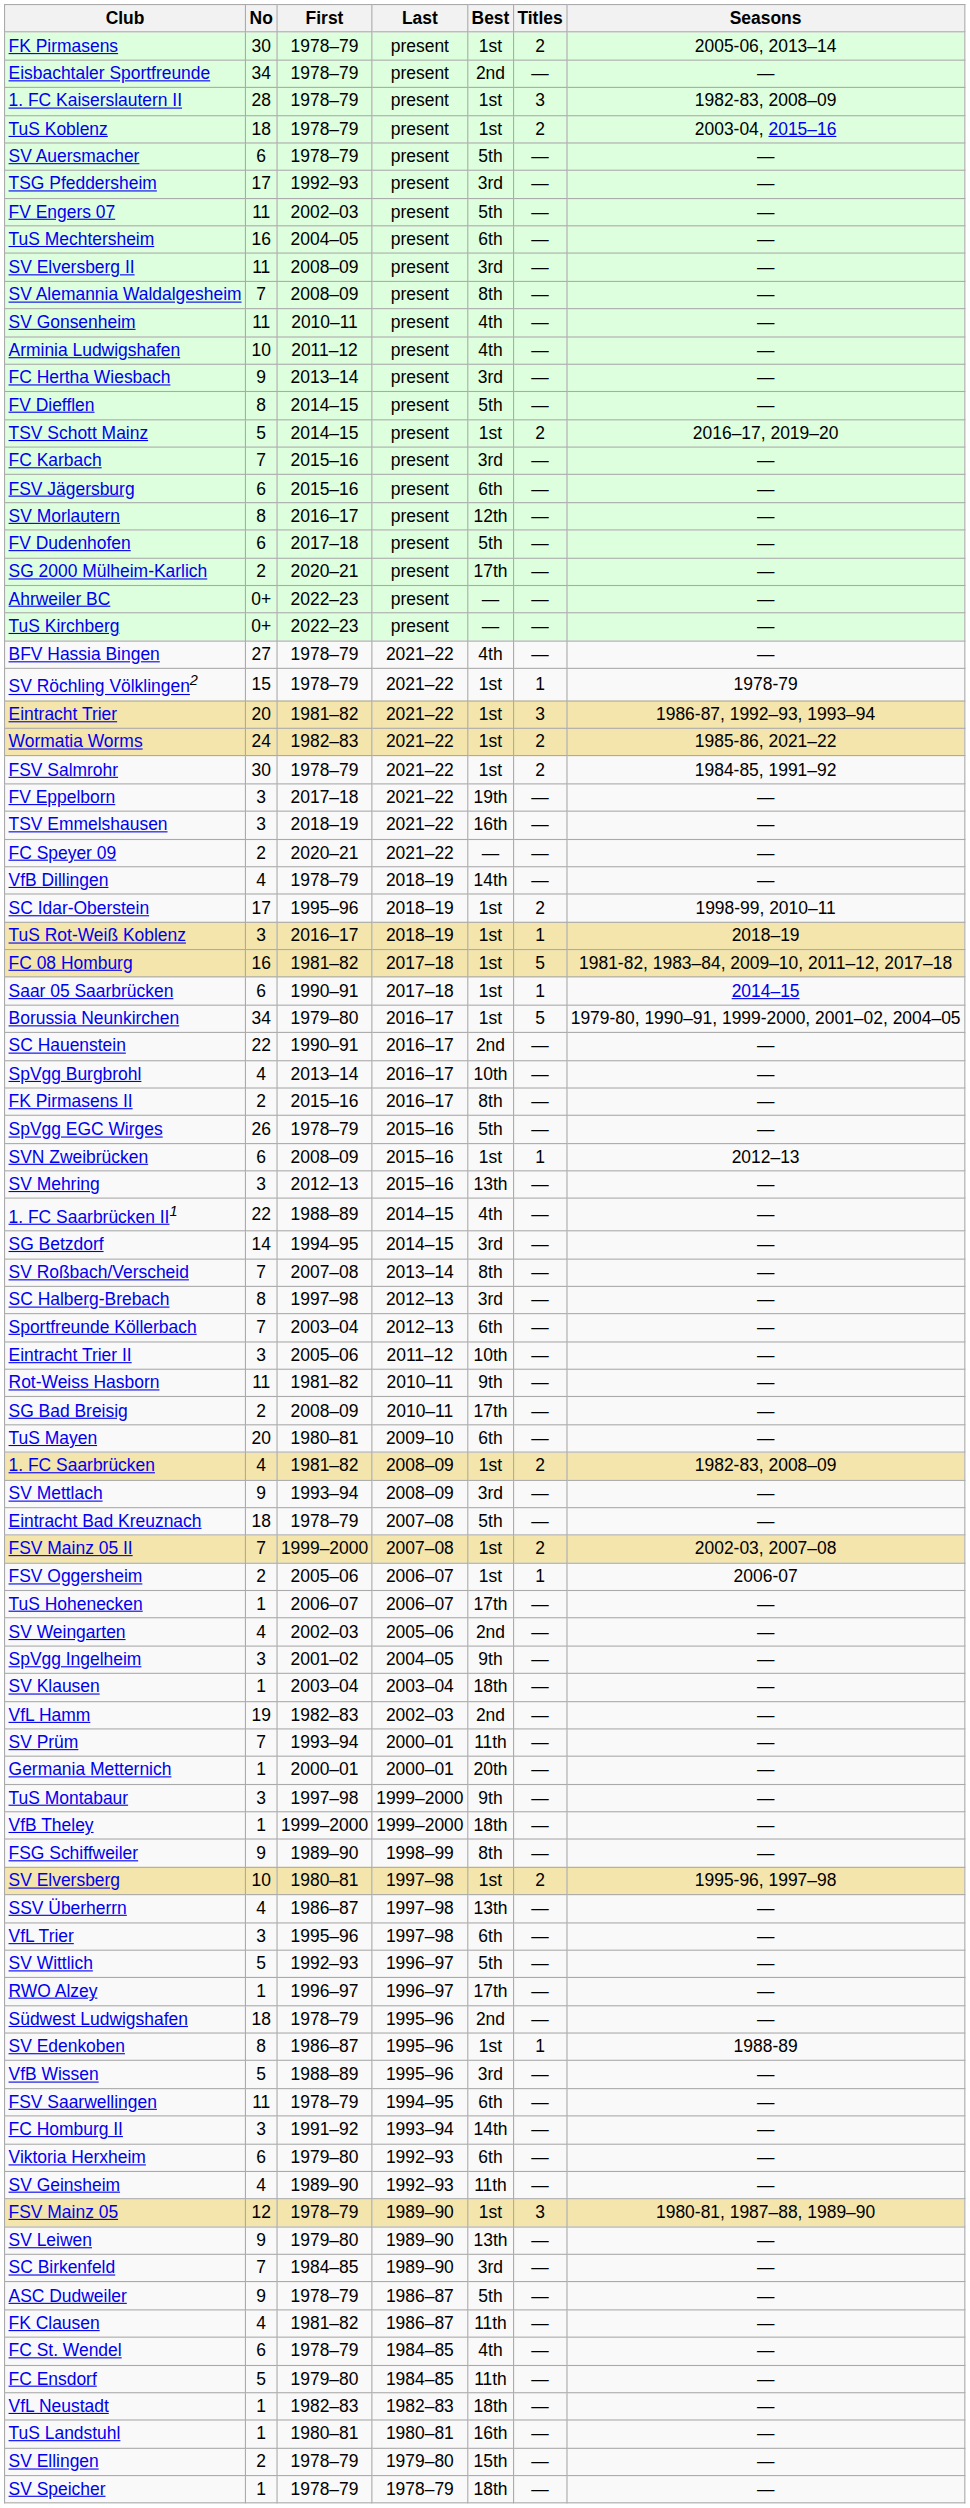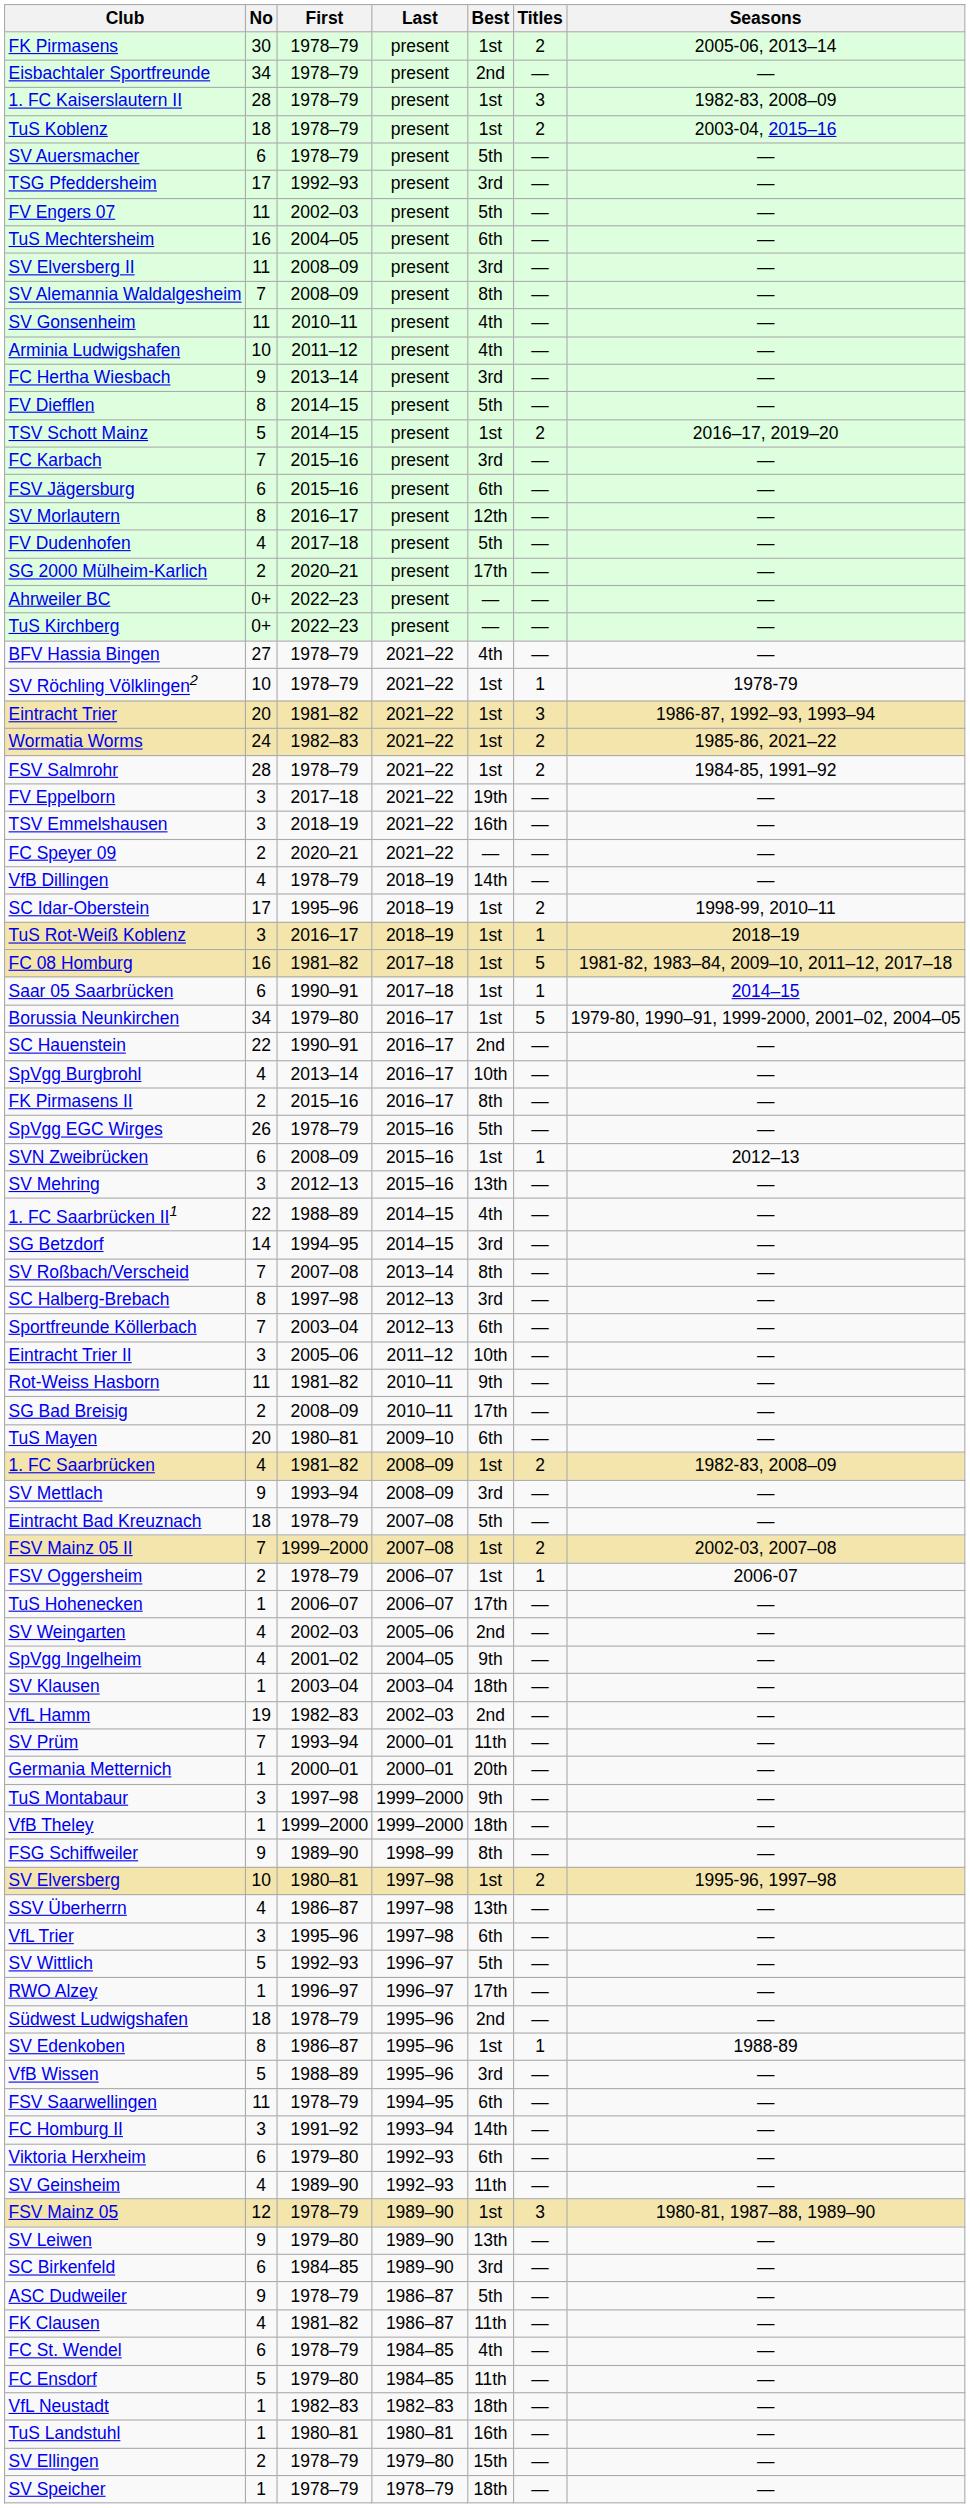(261, 543) 6 -> (261, 543) 4
(261, 684) 15 -> (261, 684) 10
(261, 769) 30 -> (261, 769) 28
(325, 1576) 2005–06 -> (325, 1576) 1978–79
(261, 1659) 3 -> (261, 1659) 4
(261, 2268) 7 -> (261, 2268) 6
